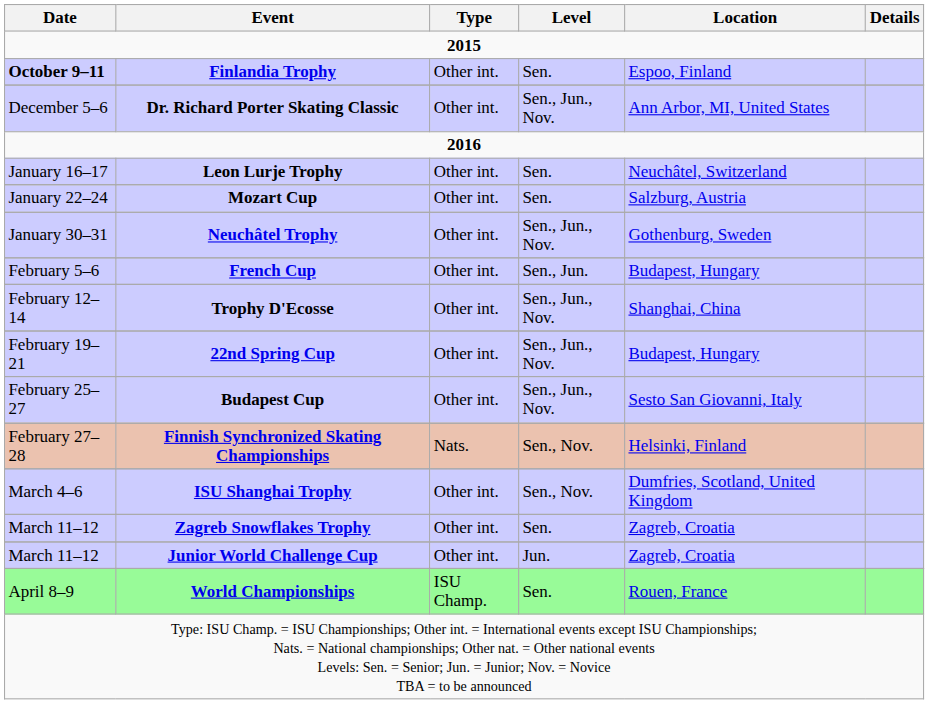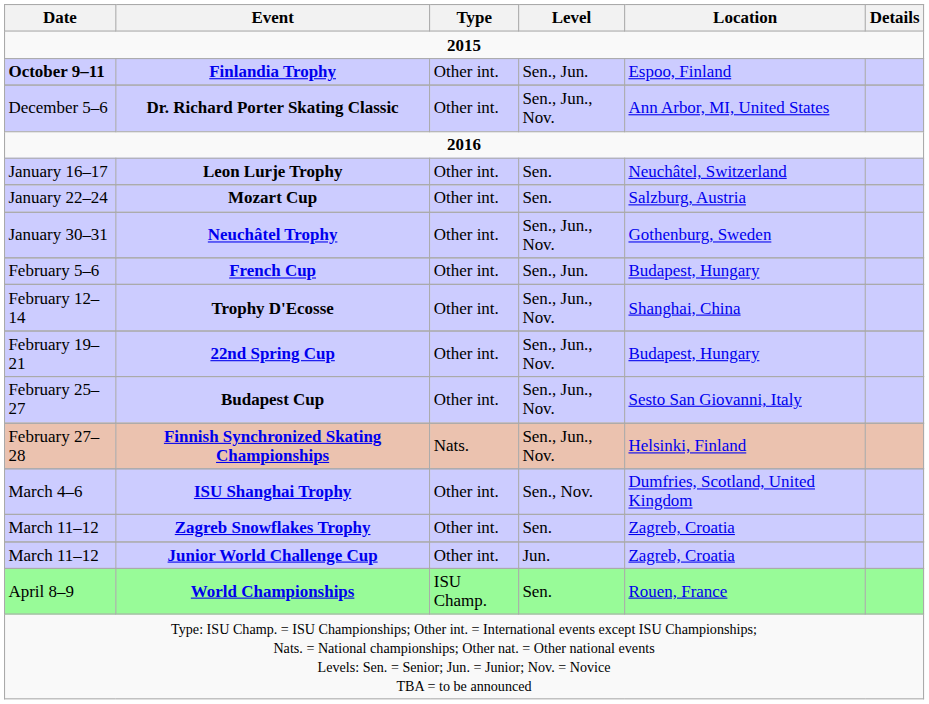(537, 71) Sen. -> (555, 71) Sen., Jun.
(558, 445) Sen., Nov. -> (557, 445) Sen., Jun., Nov.
